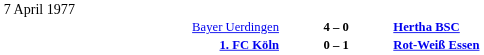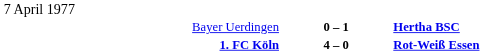(336, 27) 4 – 0 -> (336, 27) 0 – 1
(336, 45) 0 – 1 -> (336, 45) 4 – 0
